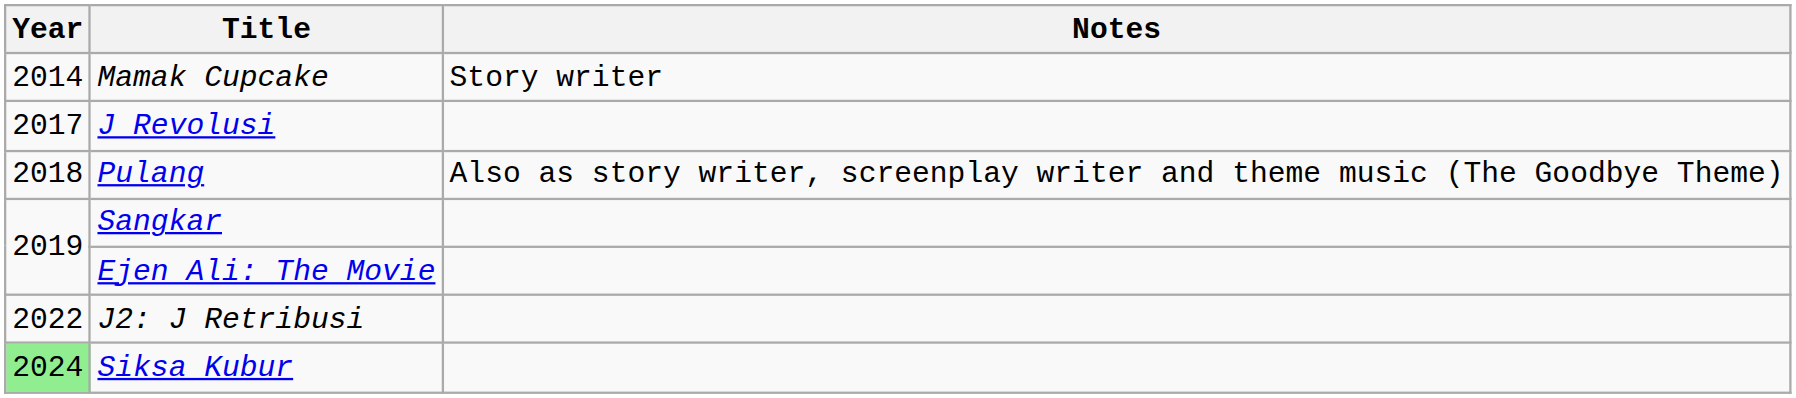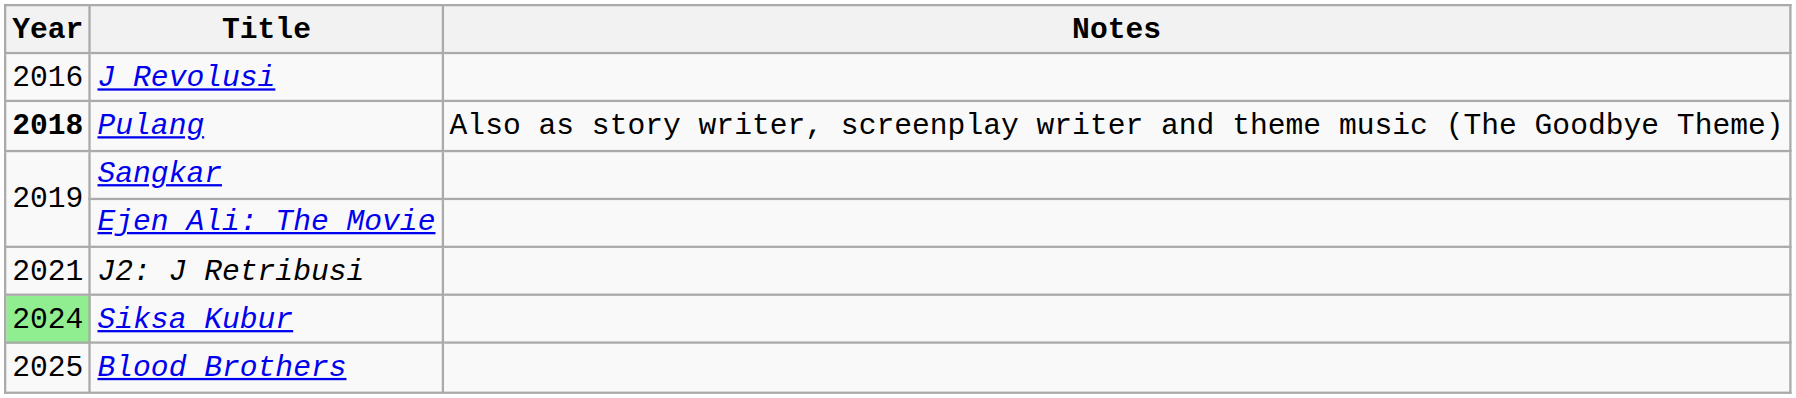- row: (213, 78)
(48, 126) 2017 -> (48, 78) 2016
(48, 174) normal -> (48, 126) bold
(48, 319) 2022 -> (48, 271) 2021
+ row: (222, 367)
